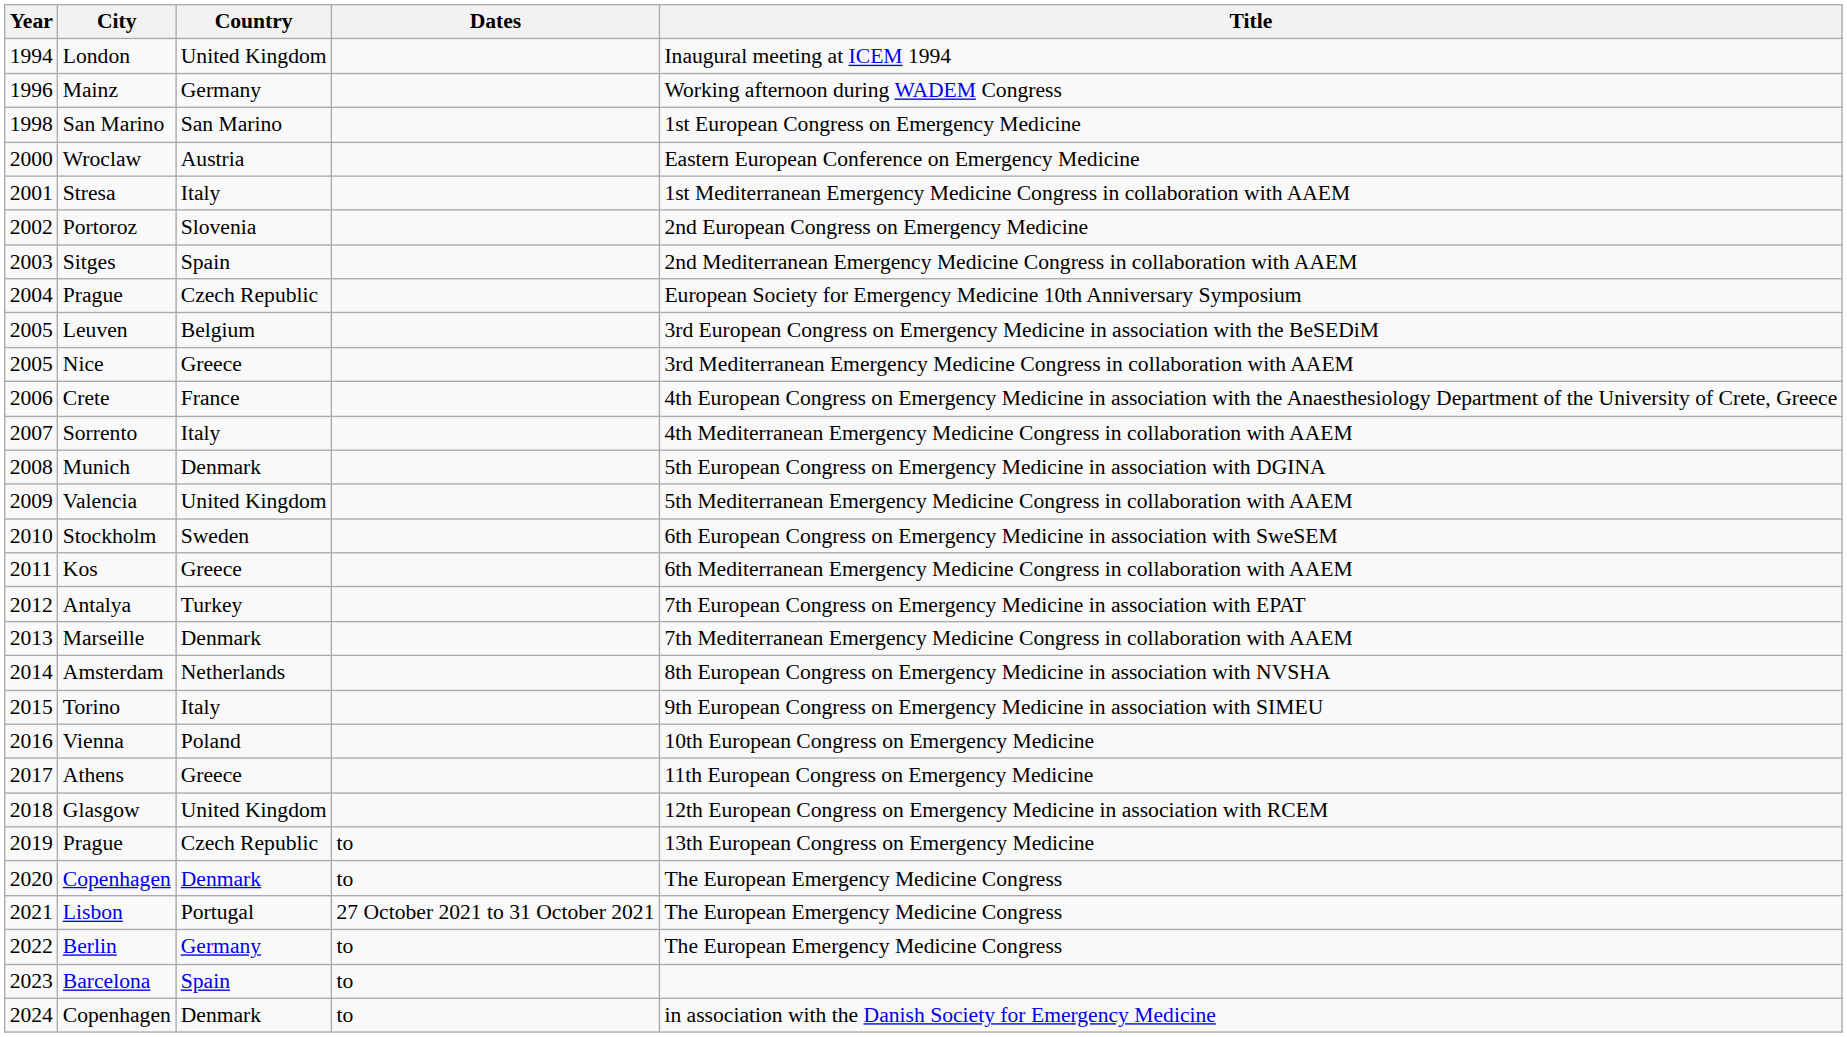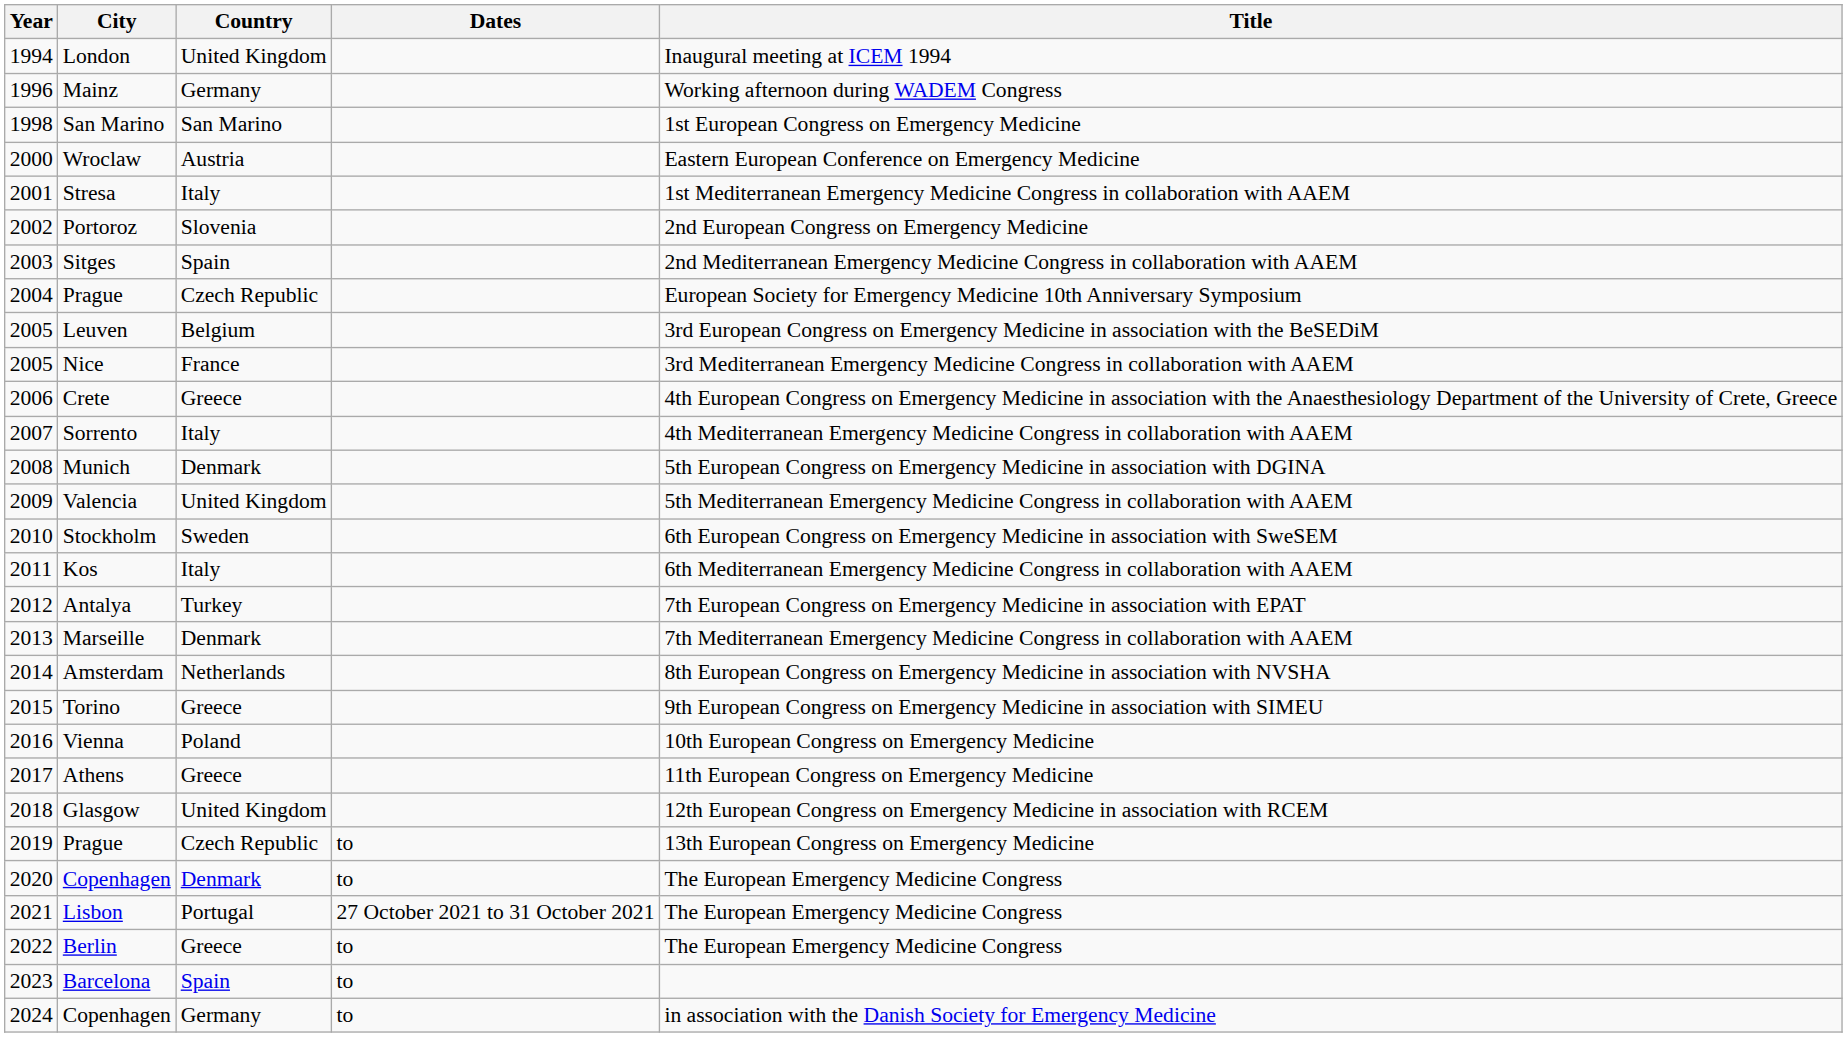(211, 364) Greece -> (210, 364) France
(210, 398) France -> (211, 398) Greece
(211, 569) Greece -> (201, 569) Italy
(201, 706) Italy -> (211, 706) Greece
(221, 946) Germany -> (211, 946) Greece
(221, 1015) Denmark -> (221, 1015) Germany
